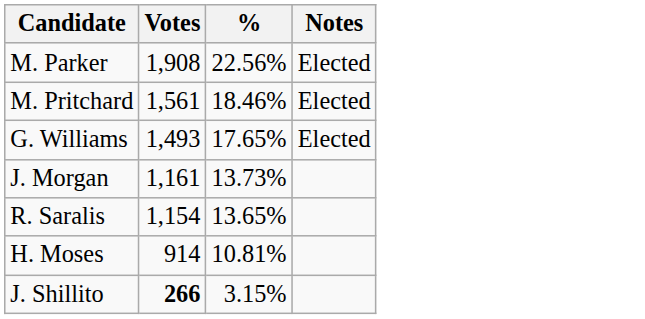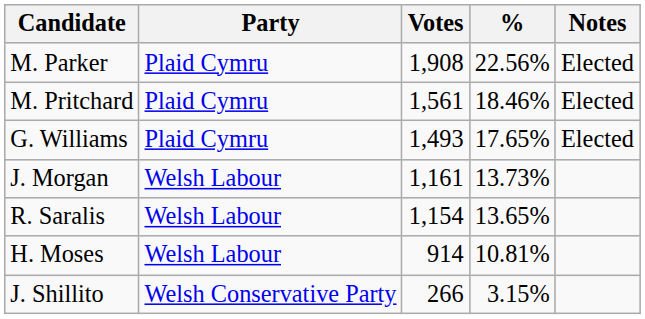+ column: (271, 23)
(182, 293) bold -> (445, 293) normal
